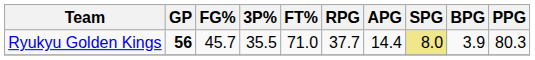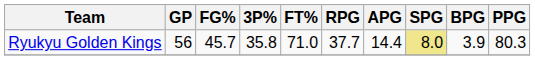(183, 43) bold -> (183, 43) normal
(261, 43) 35.5 -> (261, 43) 35.8
